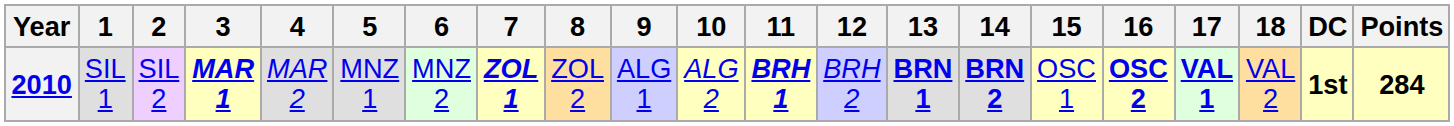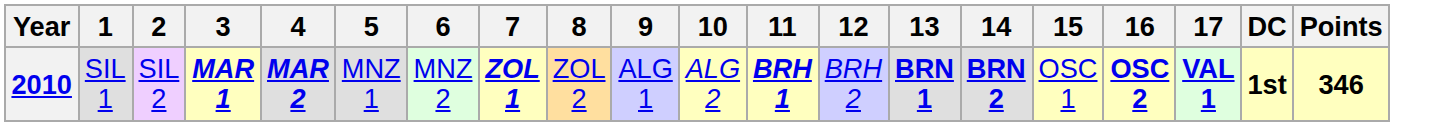- column: (1271, 26)
(297, 84) normal -> (298, 84) bold
(1402, 84) 284 -> (1341, 84) 346
